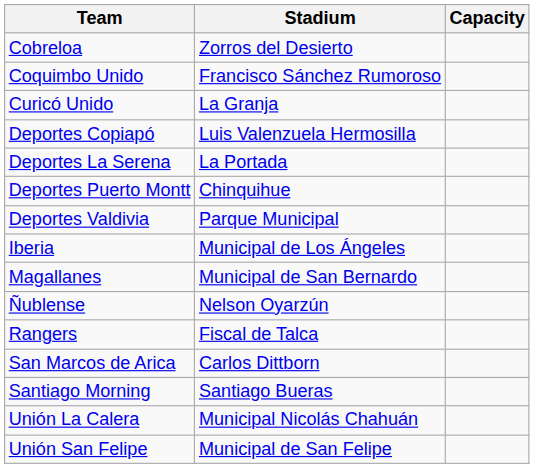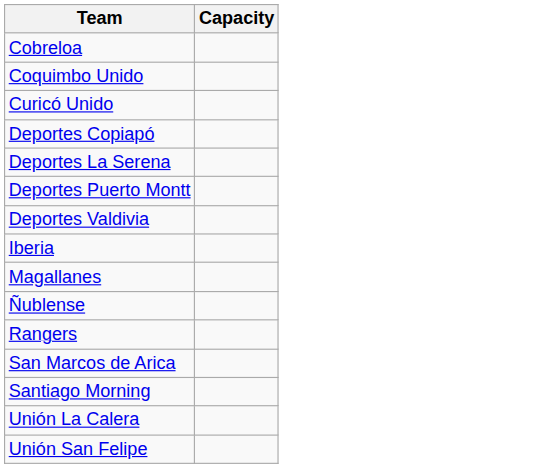- column: (320, 18)
